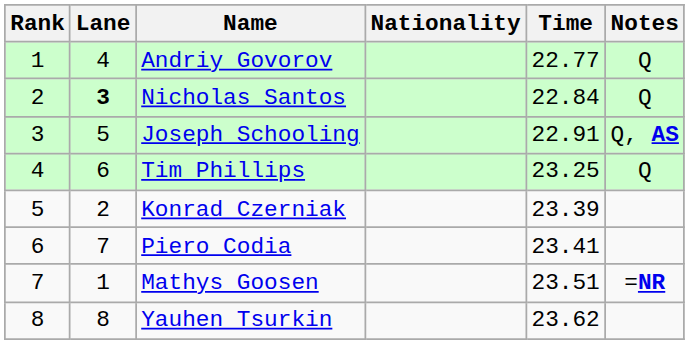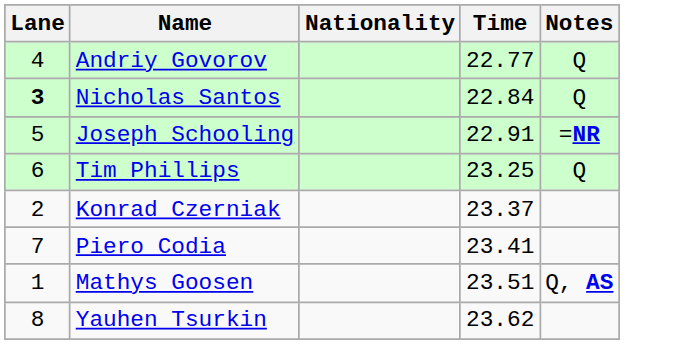- column: (38, 23)
(645, 135) Q, AS -> (579, 135) =NR
(566, 209) 23.39 -> (500, 209) 23.37
(645, 283) =NR -> (579, 283) Q, AS
